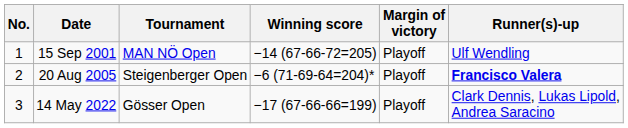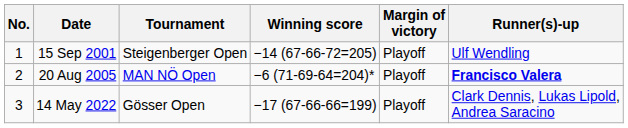(169, 53) MAN NÖ Open -> (185, 53) Steigenberger Open
(185, 75) Steigenberger Open -> (169, 75) MAN NÖ Open
